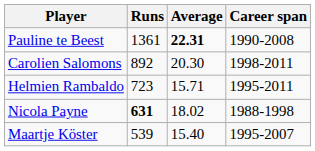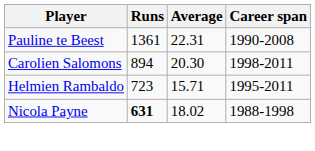(188, 39) bold -> (188, 39) normal
(142, 63) 892 -> (142, 63) 894
- row: (53, 134)
